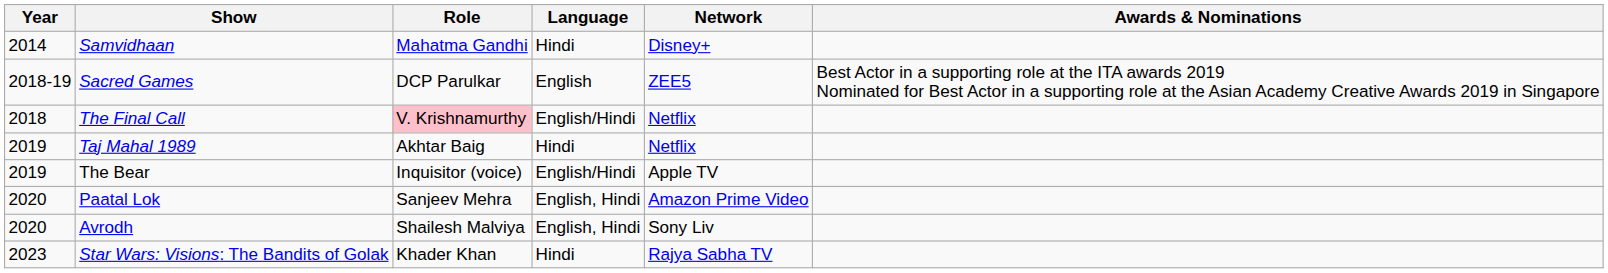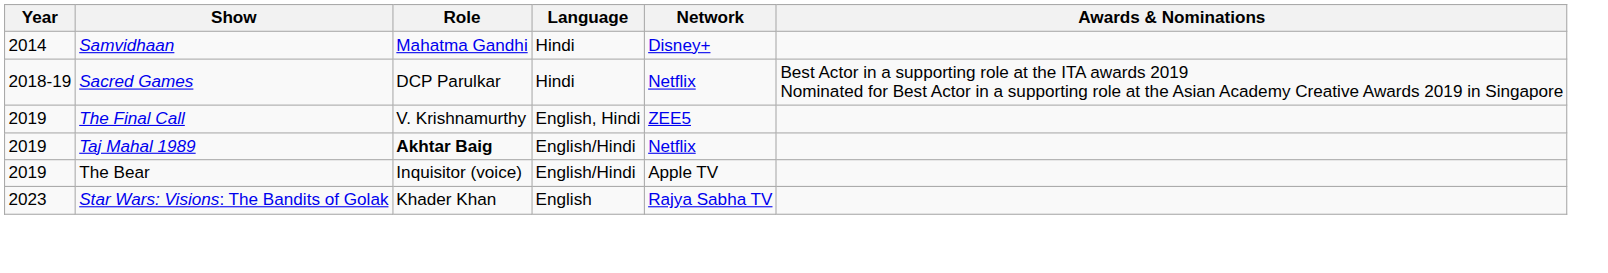(564, 82) English -> (555, 82) Hindi
(670, 82) ZEE5 -> (672, 82) Netflix
(28, 118) 2018 -> (28, 118) 2019
(461, 118) pink background -> (461, 118) no background
(586, 118) English/Hindi -> (588, 118) English, Hindi
(672, 118) Netflix -> (670, 118) ZEE5
(441, 145) normal -> (444, 145) bold
(555, 145) Hindi -> (586, 145) English/Hindi
- row: (120, 200)
- row: (106, 227)
(555, 254) Hindi -> (564, 200) English
